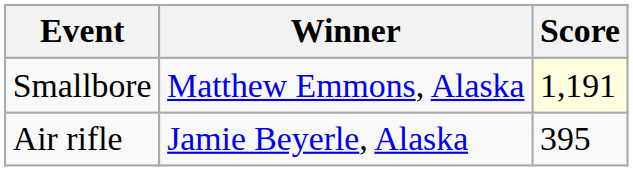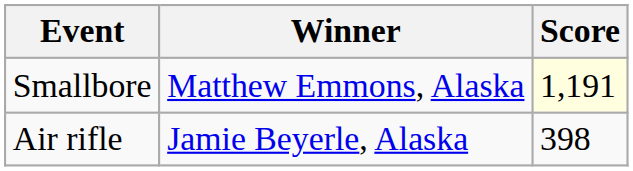(565, 138) 395 -> (565, 138) 398
